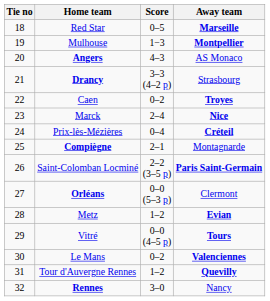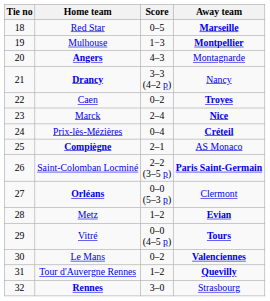(219, 58) AS Monaco -> (219, 58) Montagnarde
(219, 79) Strasbourg -> (219, 79) Nancy
(219, 147) Montagnarde -> (219, 147) AS Monaco
(219, 288) Nancy -> (219, 288) Strasbourg
